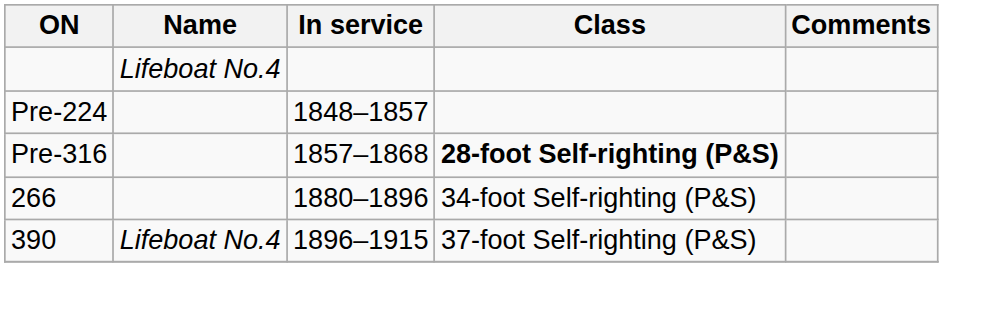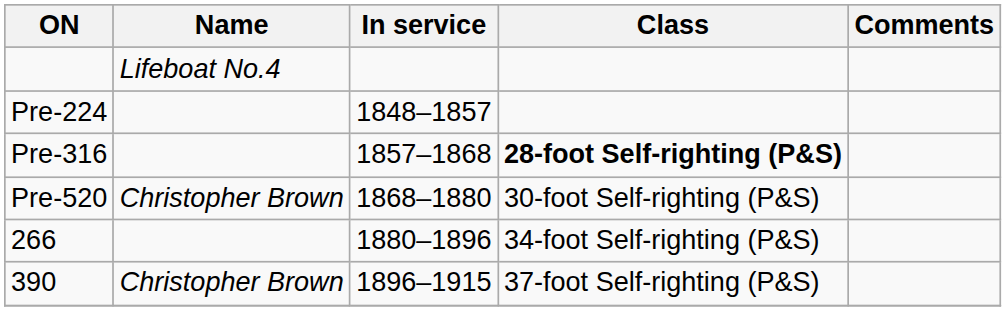+ row: (59, 197)
(200, 240) Lifeboat No.4 -> (232, 283) Christopher Brown
